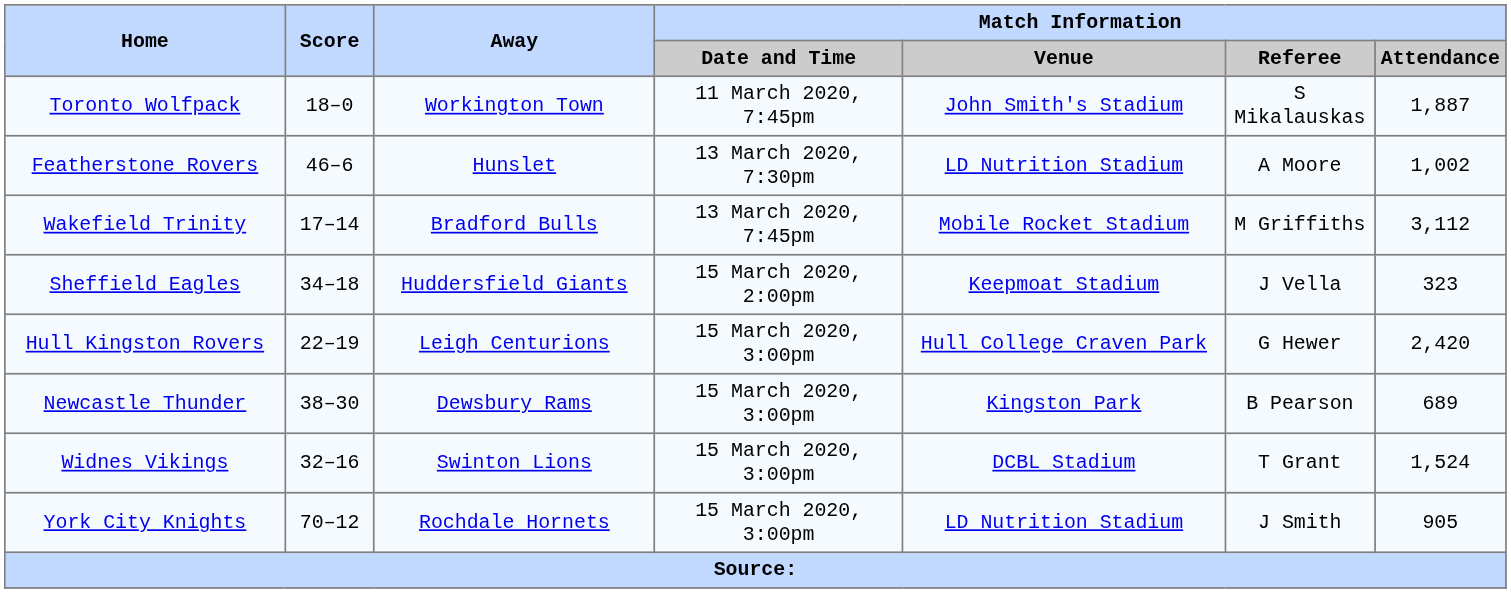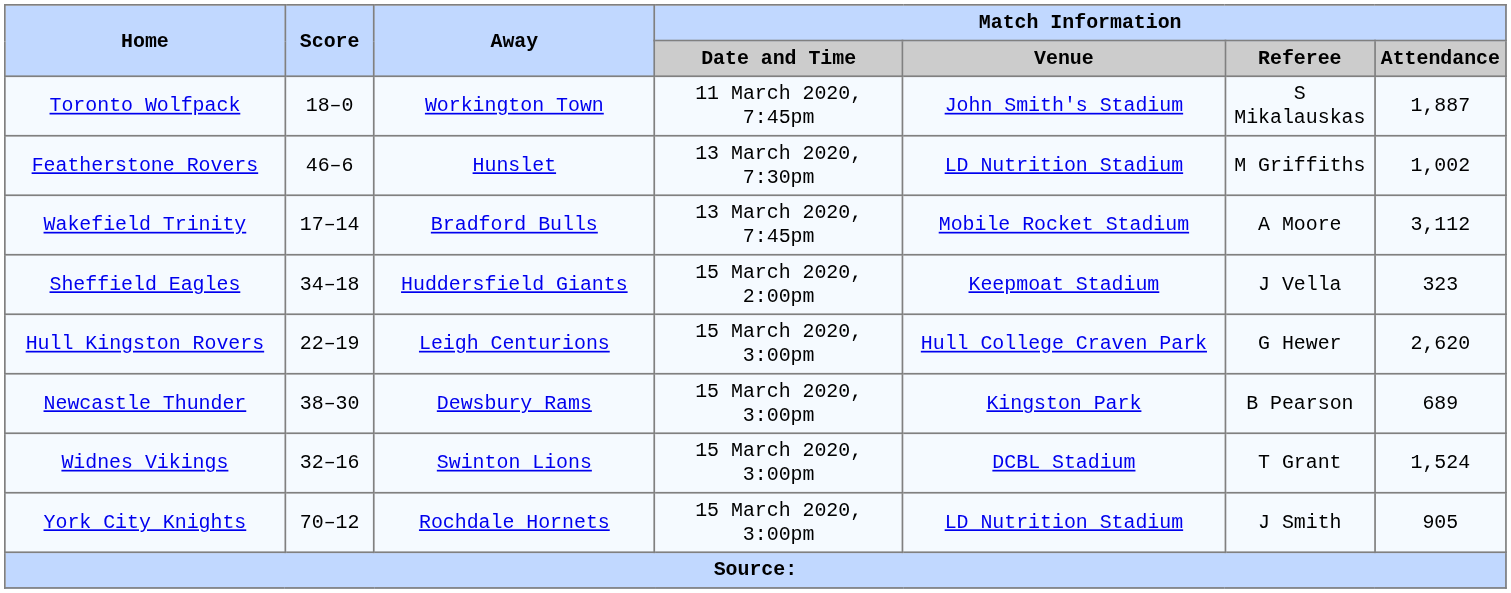(1300, 166) A Moore -> (1300, 166) M Griffiths
(1300, 225) M Griffiths -> (1300, 225) A Moore
(1440, 344) 2,420 -> (1440, 344) 2,620
